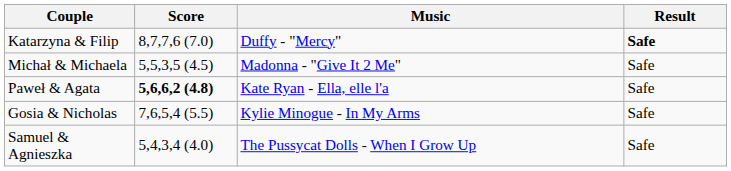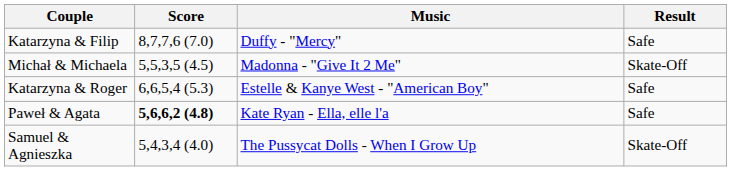(641, 40) bold -> (641, 40) normal
(641, 64) Safe -> (657, 64) Skate-Off
+ row: (67, 88)
- row: (62, 112)
(641, 145) Safe -> (657, 145) Skate-Off
